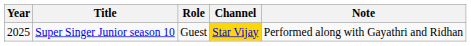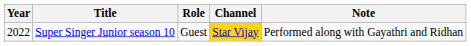(19, 31) 2025 -> (19, 31) 2022
